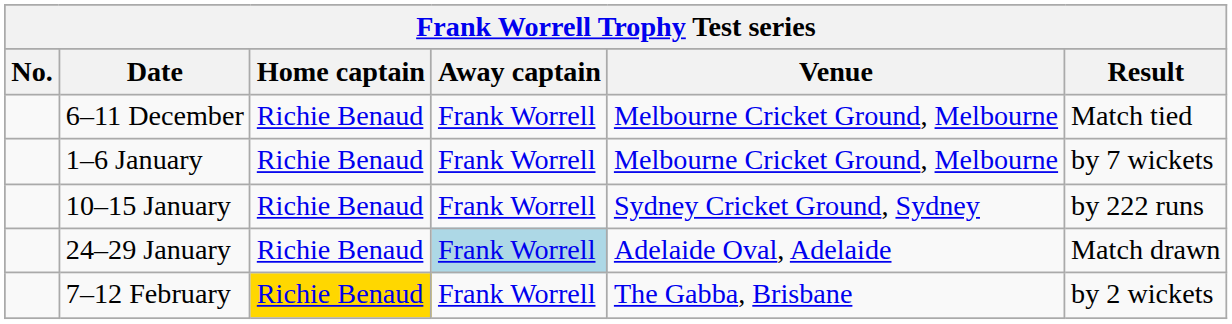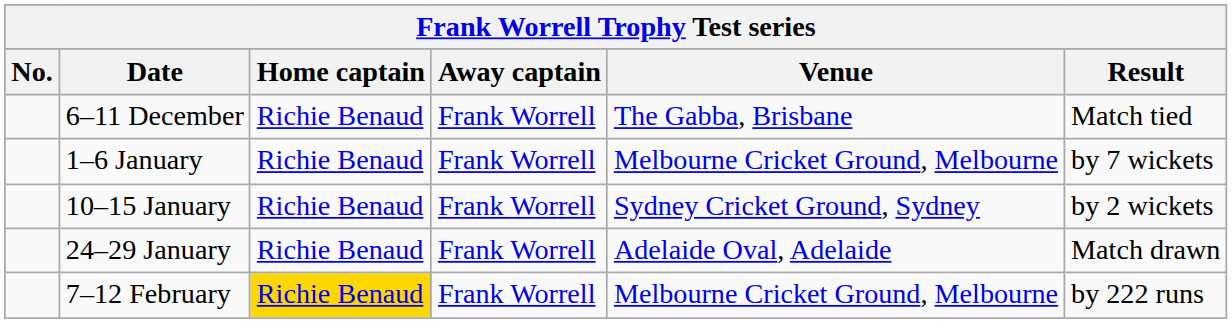(836, 116) Melbourne Cricket Ground, Melbourne -> (733, 116) The Gabba, Brisbane
(1138, 205) by 222 runs -> (1142, 205) by 2 wickets
(517, 250) lightblue background -> (517, 250) no background
(733, 294) The Gabba, Brisbane -> (836, 294) Melbourne Cricket Ground, Melbourne
(1142, 294) by 2 wickets -> (1138, 294) by 222 runs
